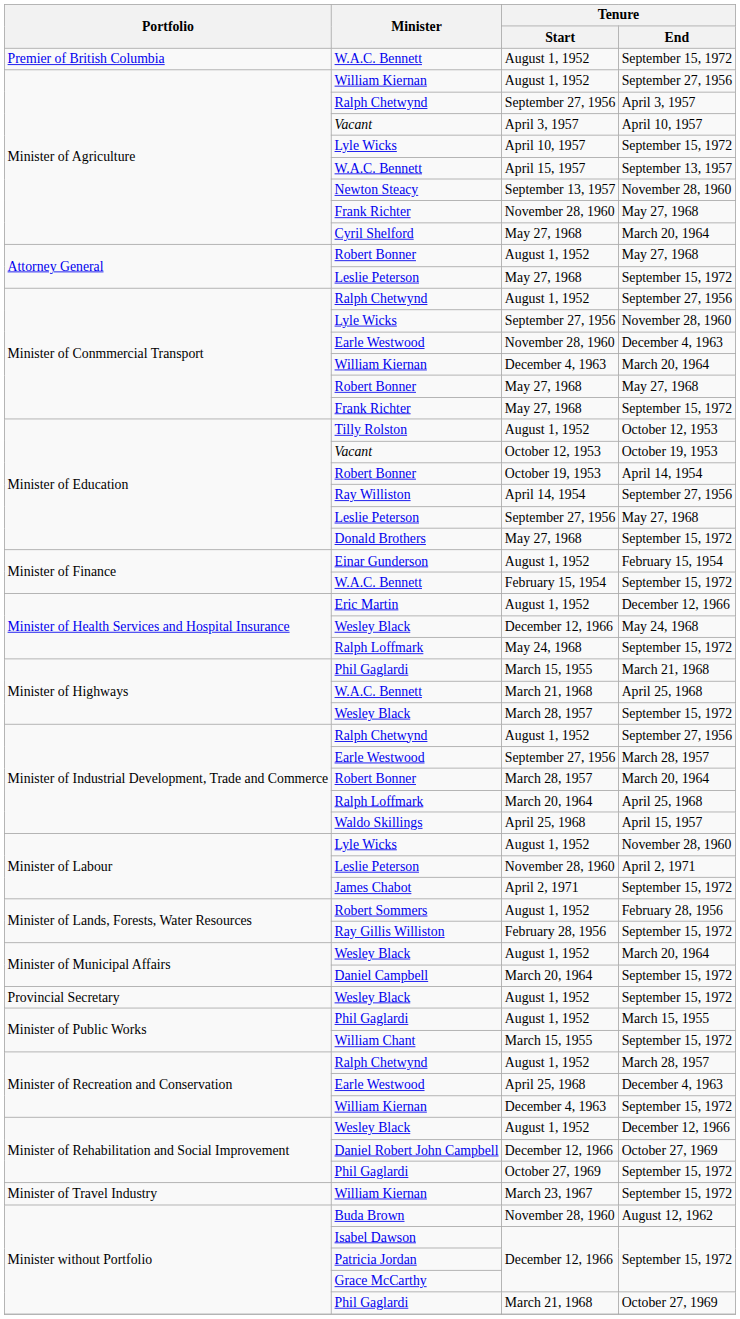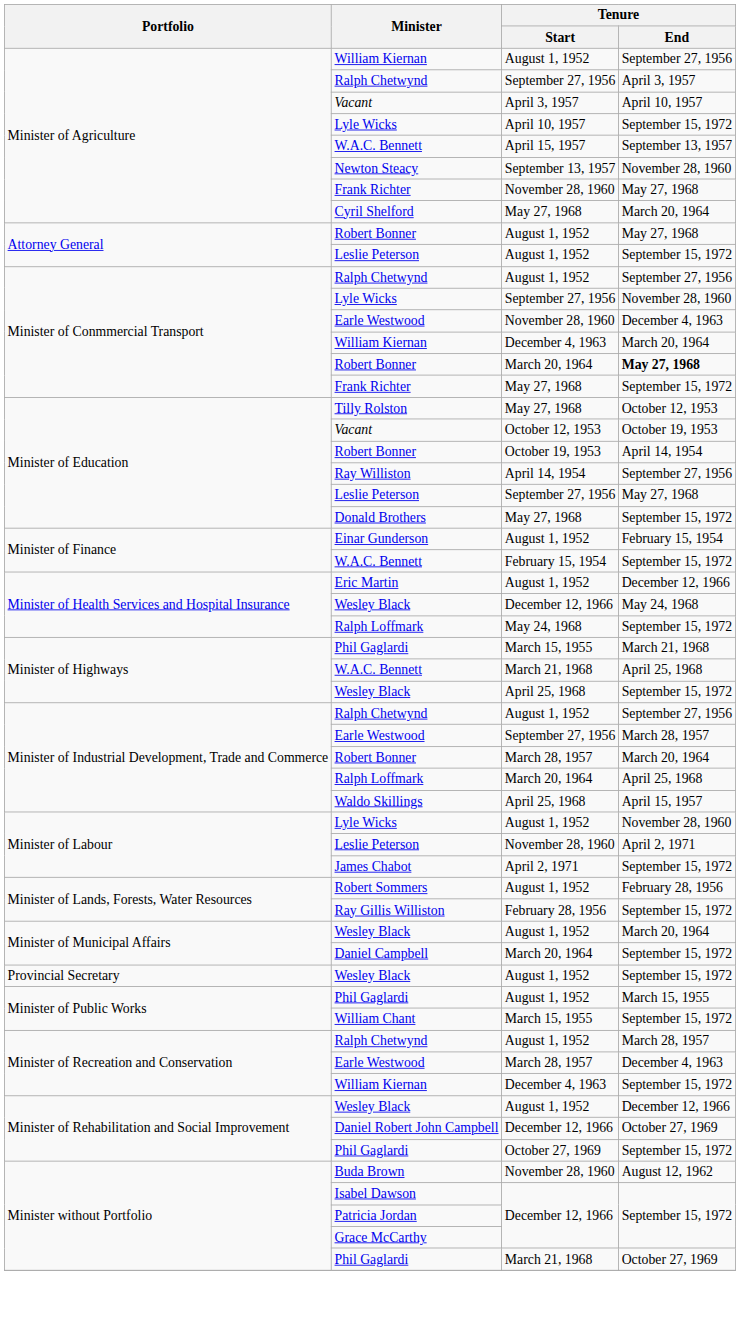- row: (86, 59)
(543, 277) May 27, 1968 -> (547, 255) August 1, 1952
(543, 386) May 27, 1968 -> (549, 364) March 20, 1964
(660, 386) normal -> (661, 364) bold
(547, 430) August 1, 1952 -> (543, 408) May 27, 1968
(549, 713) March 28, 1957 -> (545, 691) April 25, 1968
(545, 1084) April 25, 1968 -> (549, 1062) March 28, 1957
- row: (82, 1193)
